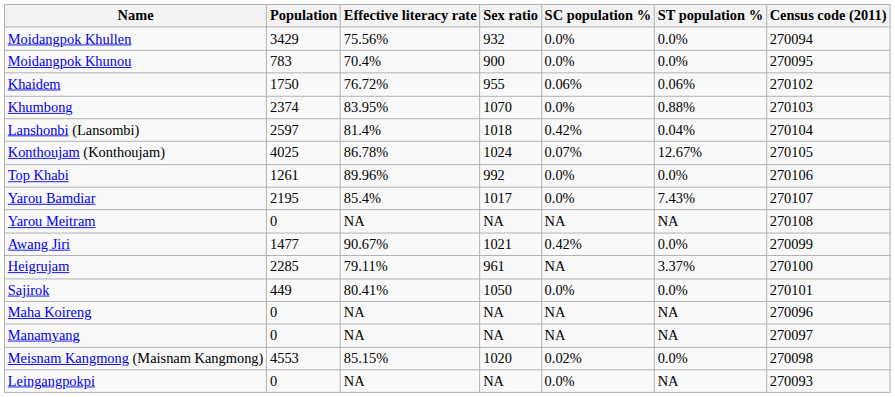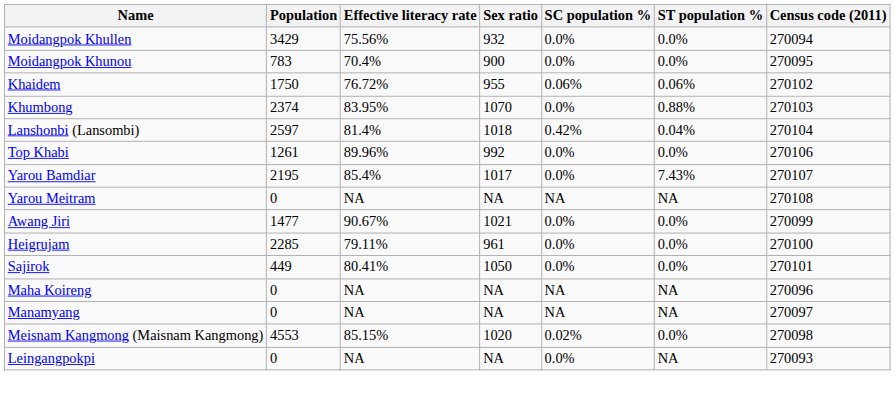- row: (86, 152)
(563, 244) 0.42% -> (560, 221) 0.0%
(555, 267) NA -> (560, 244) 0.0%
(676, 267) 3.37% -> (673, 244) 0.0%
